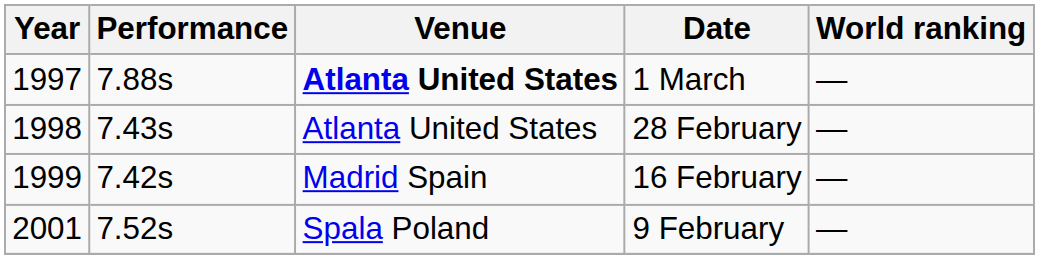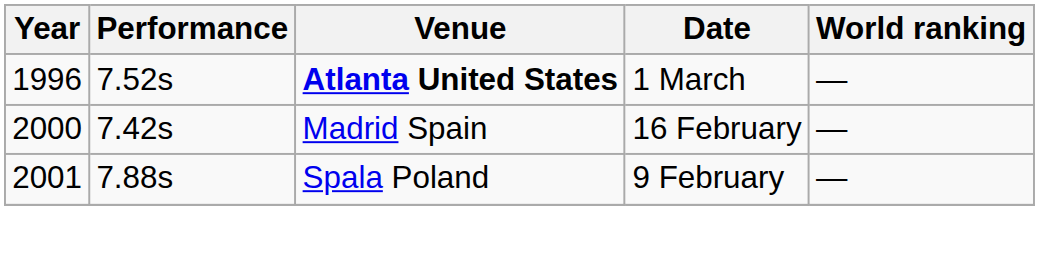(47, 79) 1997 -> (47, 79) 1996
(135, 79) 7.88s -> (135, 79) 7.52s
- row: (717, 128)
(47, 178) 1999 -> (47, 128) 2000
(135, 228) 7.52s -> (135, 178) 7.88s
